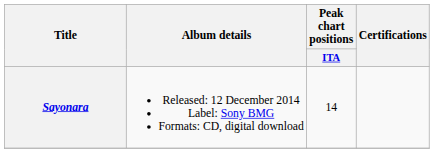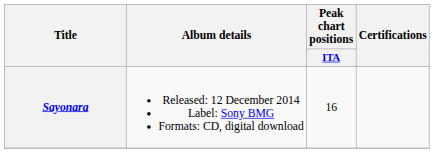(331, 107) 14 -> (331, 107) 16
